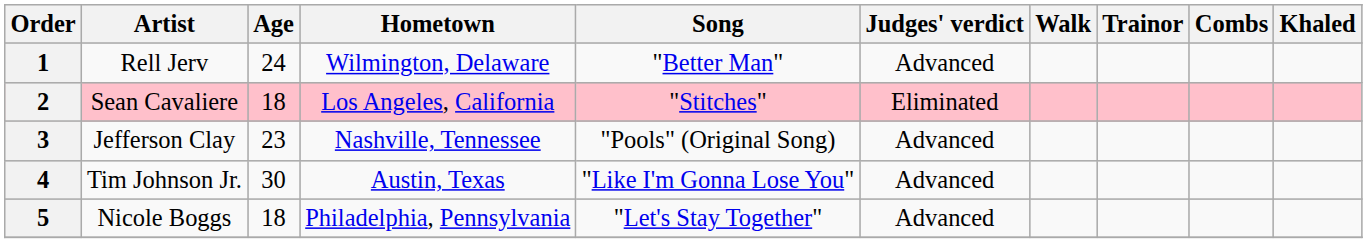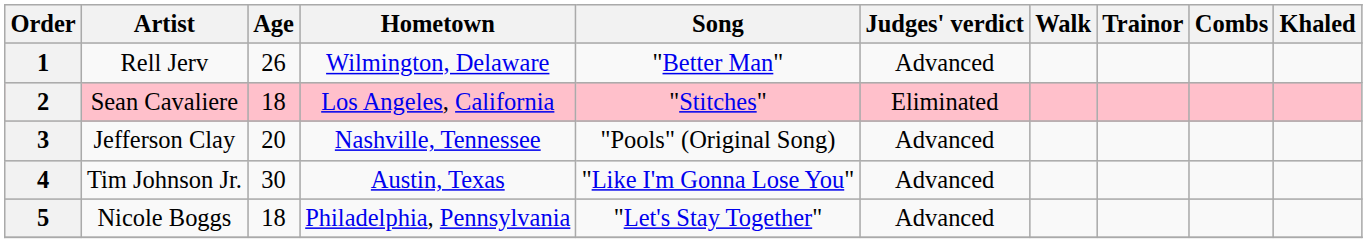(274, 62) 24 -> (274, 62) 26
(274, 140) 23 -> (274, 140) 20
